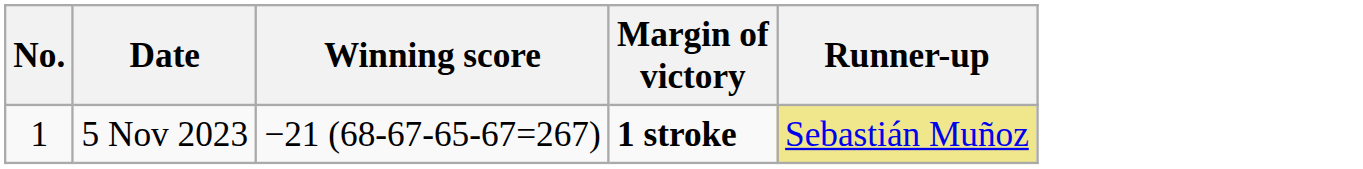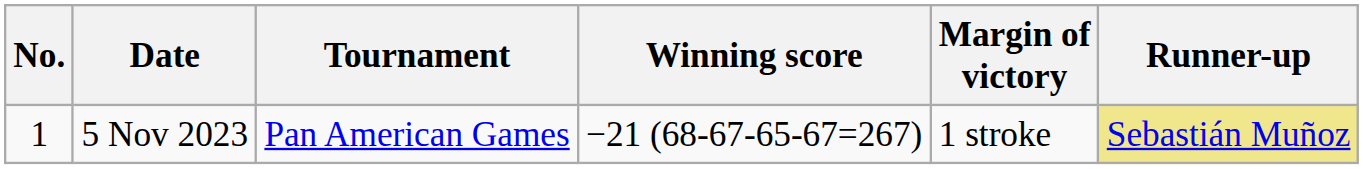+ column: (417, 54)
(677, 133) bold -> (995, 133) normal
